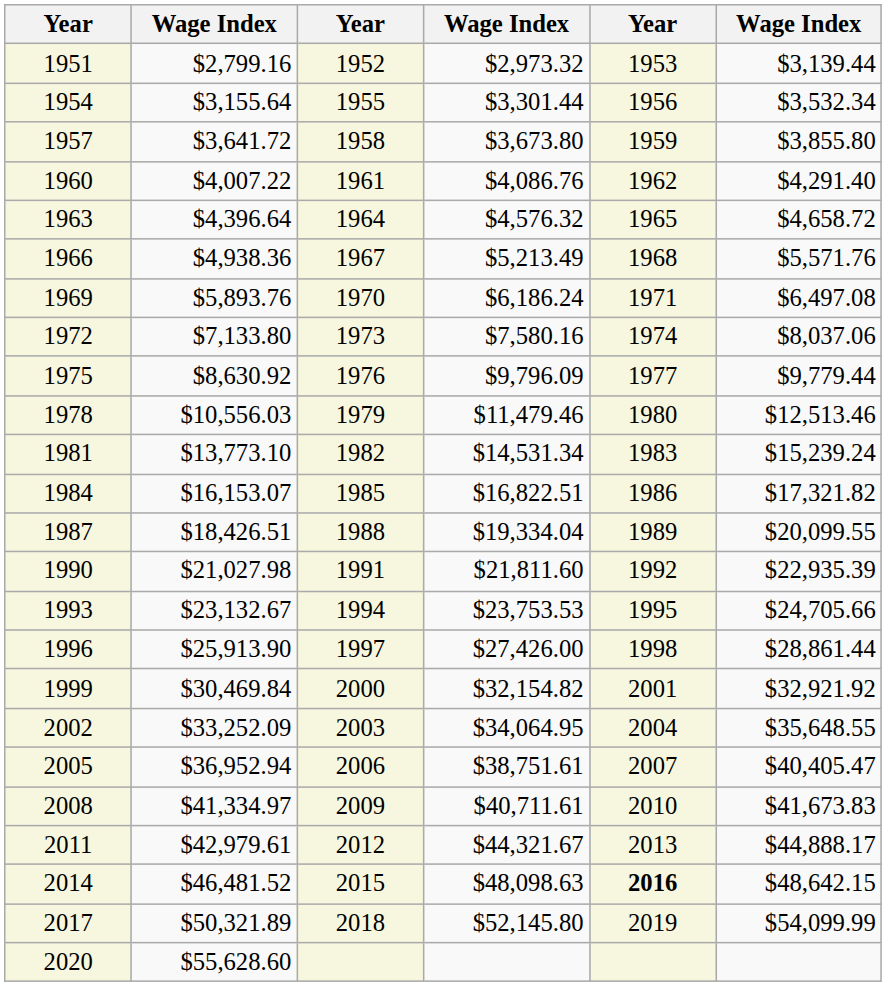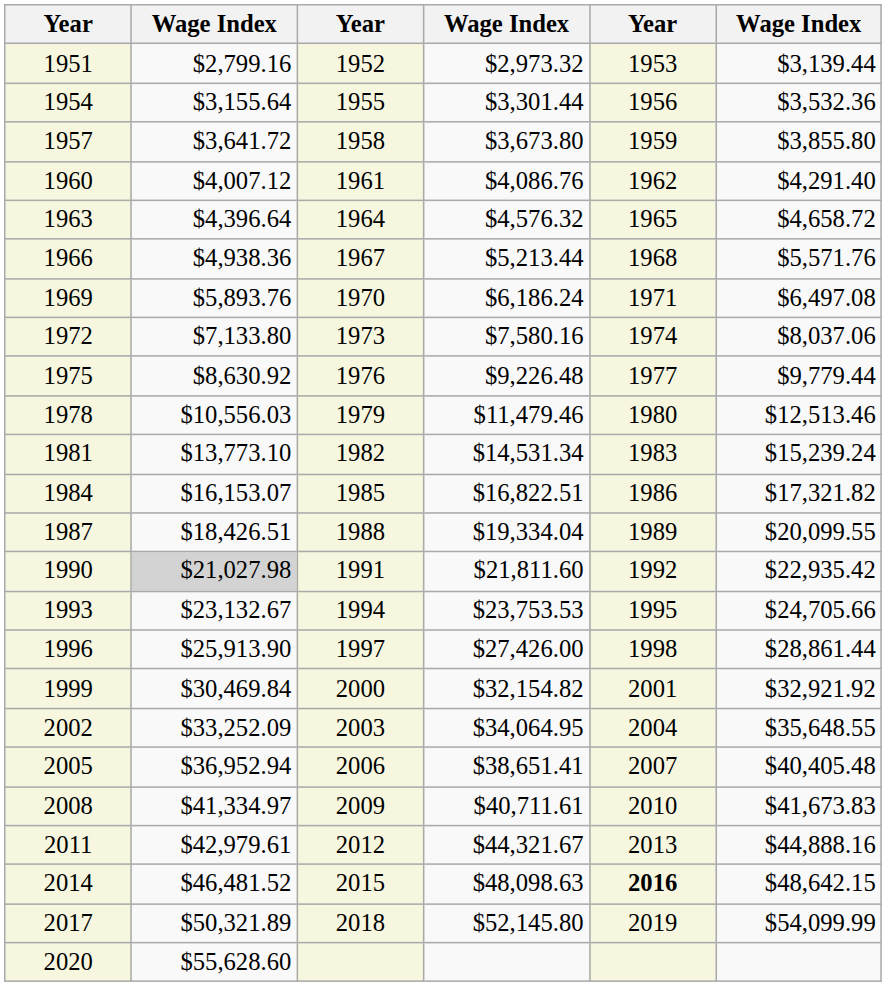(826, 102) $3,532.34 -> (826, 102) $3,532.36
(242, 180) $4,007.22 -> (242, 180) $4,007.12
(534, 258) $5,213.49 -> (534, 258) $5,213.44
(534, 375) $9,796.09 -> (534, 375) $9,226.48
(236, 571) no background -> (236, 571) lightgrey background
(820, 571) $22,935.39 -> (820, 571) $22,935.42
(528, 766) $38,751.61 -> (528, 766) $38,651.41
(820, 766) $40,405.47 -> (820, 766) $40,405.48
(820, 844) $44,888.17 -> (820, 844) $44,888.16
